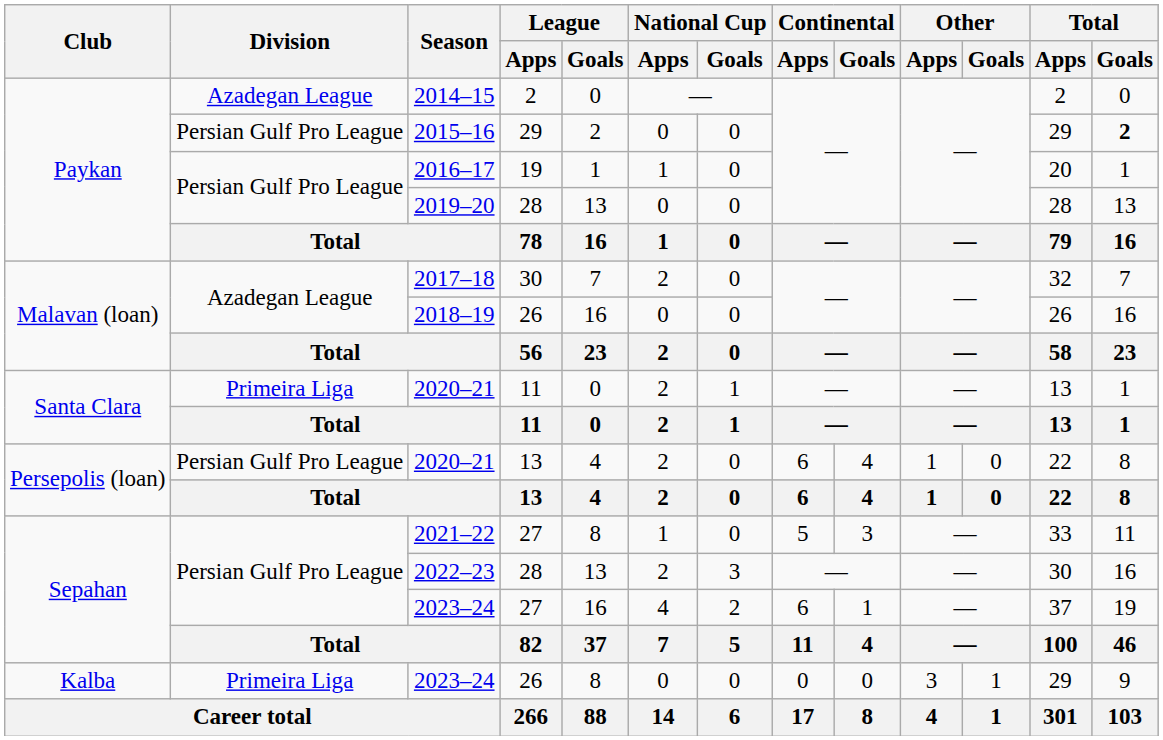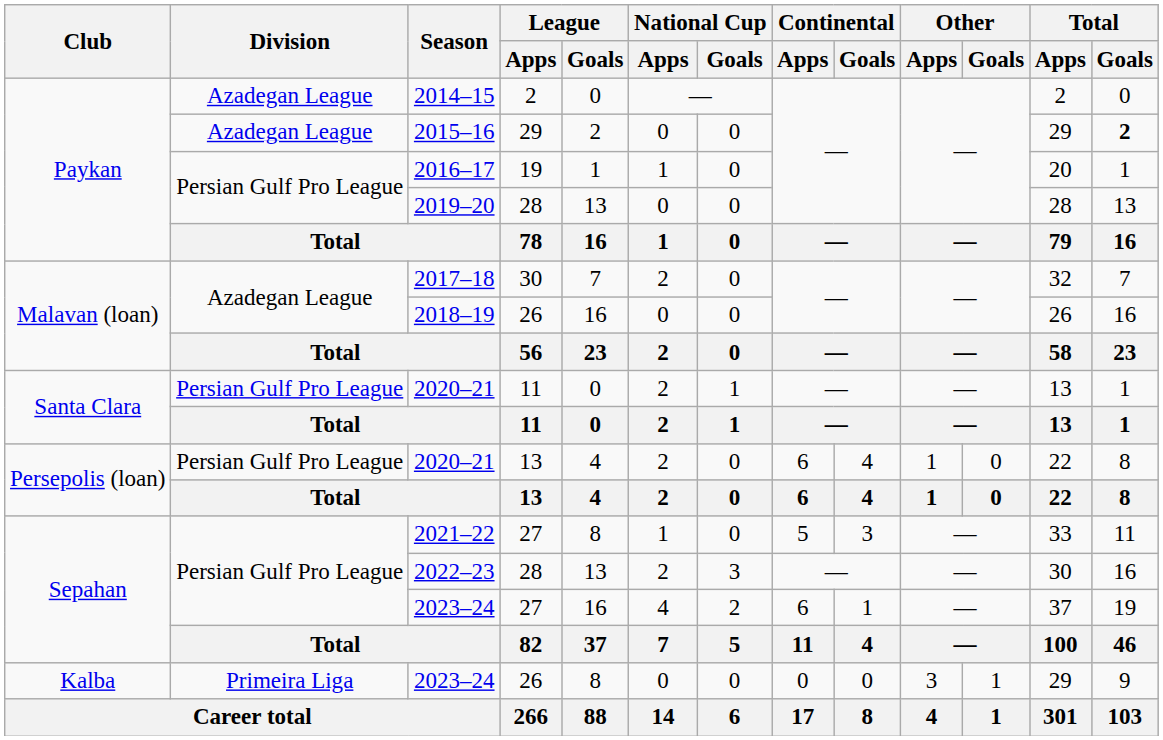(290, 132) Persian Gulf Pro League -> (290, 132) Azadegan League
(290, 388) Primeira Liga -> (290, 388) Persian Gulf Pro League
